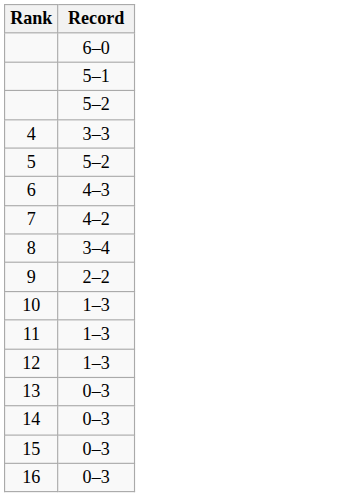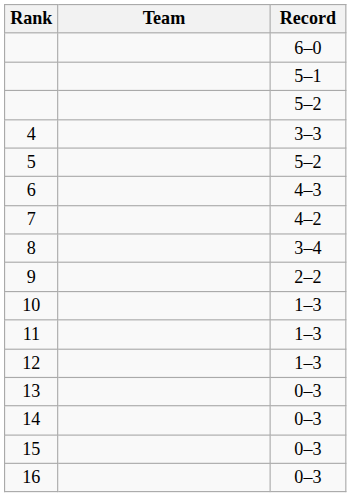+ column: (164, 18)
